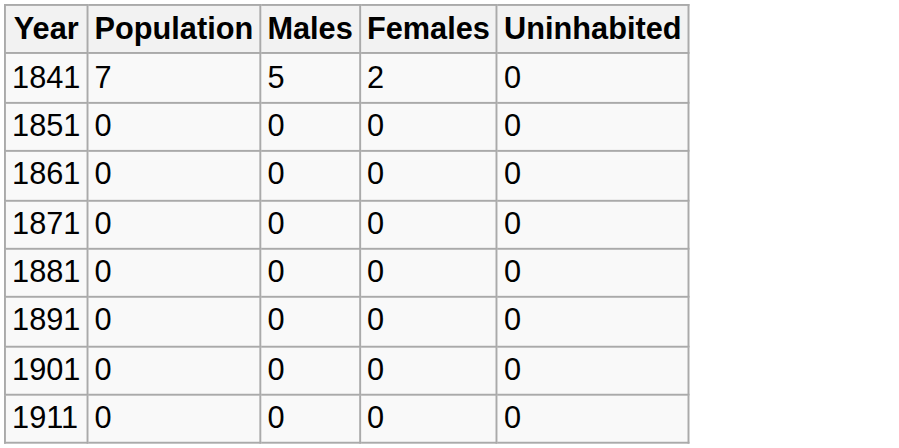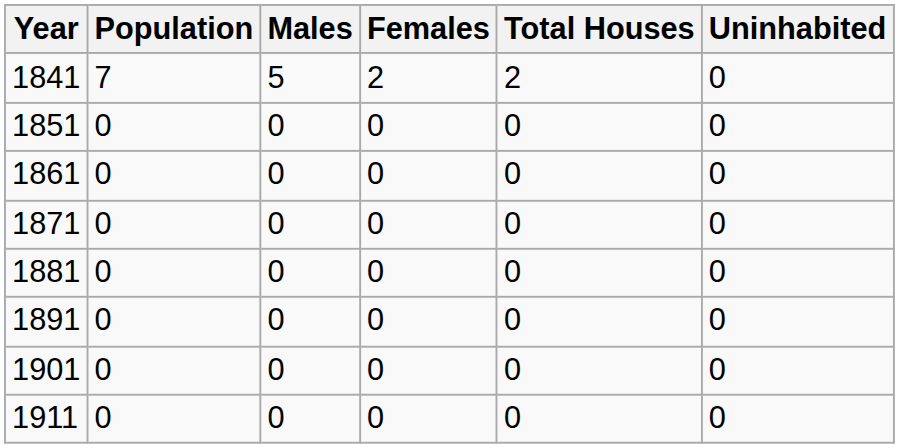+ column: (599, 28)
